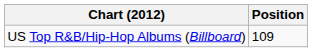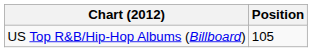(263, 36) 109 -> (263, 36) 105
